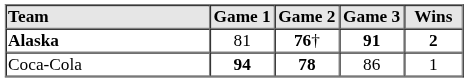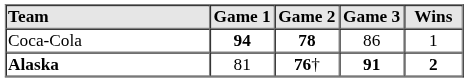rows swapped: (34, 40) <-> (45, 64)
